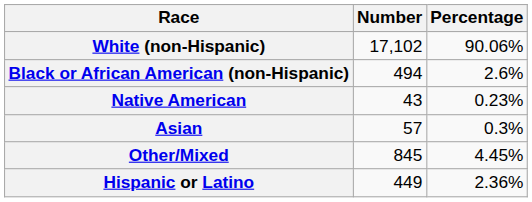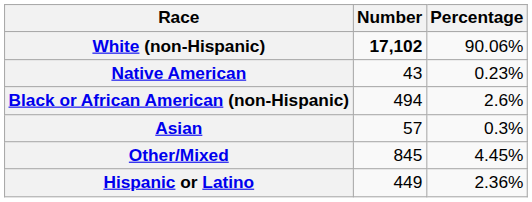(396, 45) normal -> (396, 45) bold
rows swapped: (179, 73) <-> (179, 100)
